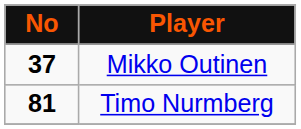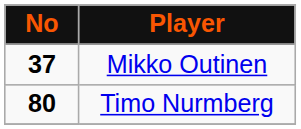(42, 104) 81 -> (42, 104) 80
